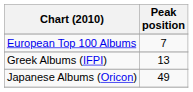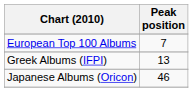(164, 78) 49 -> (164, 78) 46
